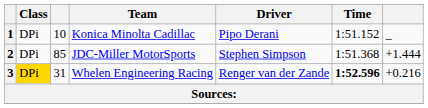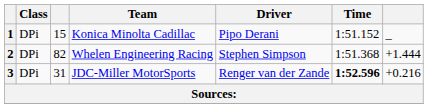(60, 34) 10 -> (60, 34) 15
(60, 53) 85 -> (60, 53) 82
(134, 53) JDC-Miller MotorSports -> (142, 53) Whelen Engineering Racing
(29, 73) gold background -> (29, 73) no background
(142, 73) Whelen Engineering Racing -> (134, 73) JDC-Miller MotorSports
